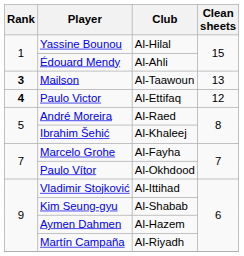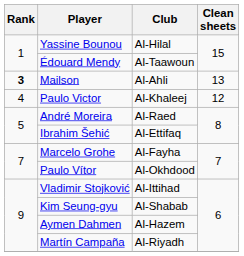(151, 62) Al-Ahli -> (165, 62) Al-Taawoun
(165, 80) Al-Taawoun -> (151, 80) Al-Ahli
(21, 98) bold -> (21, 98) normal
(158, 98) Al-Ettifaq -> (161, 98) Al-Khaleej
(161, 134) Al-Khaleej -> (158, 134) Al-Ettifaq
